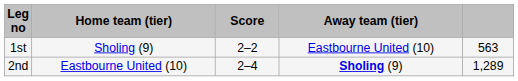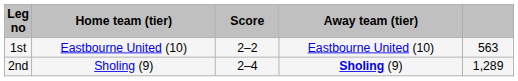(124, 47) Sholing (9) -> (124, 47) Eastbourne United (10)
(124, 67) Eastbourne United (10) -> (124, 67) Sholing (9)
